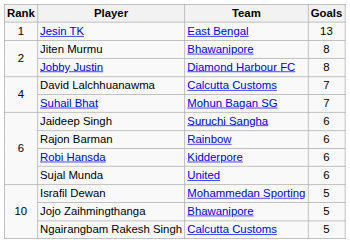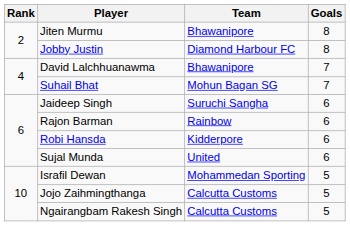- row: (62, 31)
(232, 85) Calcutta Customs -> (220, 67) Bhawanipore
(220, 211) Bhawanipore -> (232, 193) Calcutta Customs
